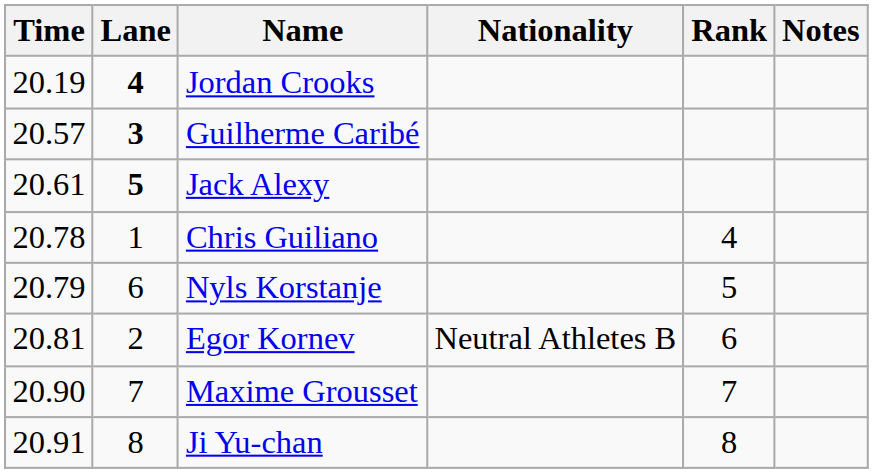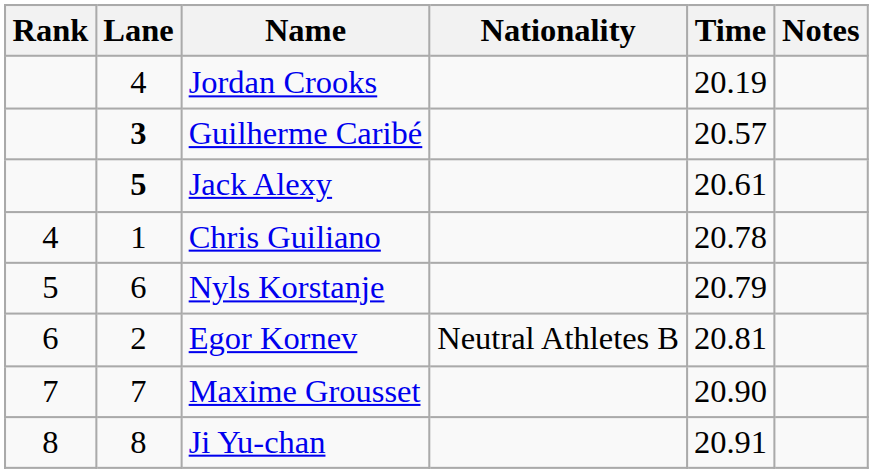columns swapped: (729, 30) <-> (49, 30)
(136, 81) bold -> (138, 81) normal
